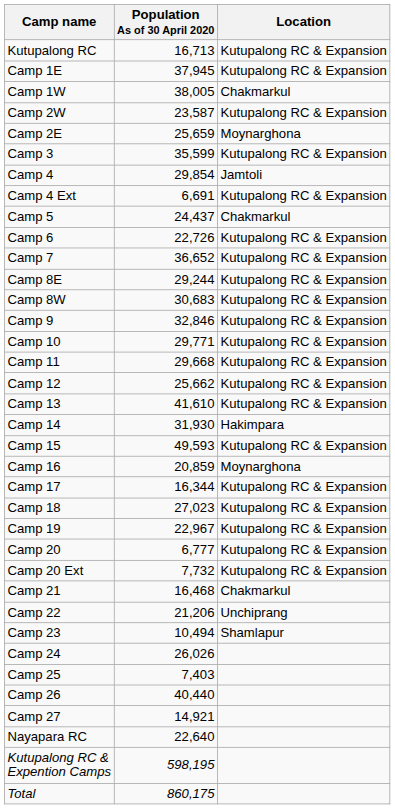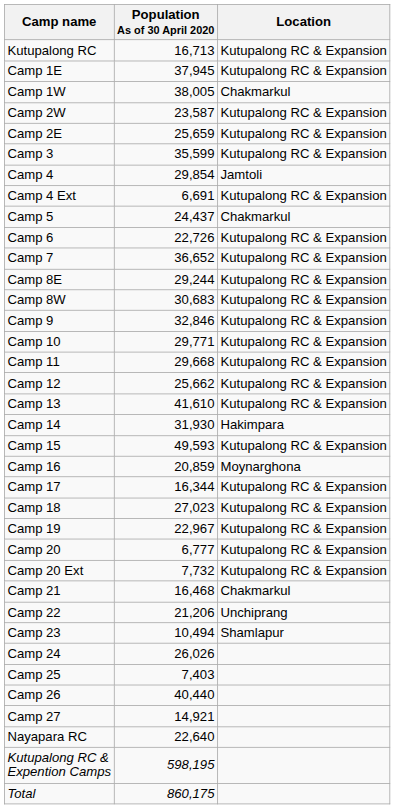(261, 133) Moynarghona -> (304, 133) Kutupalong RC & Expansion
